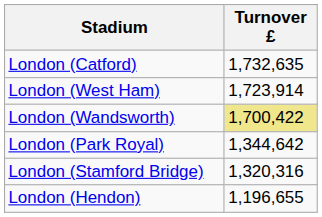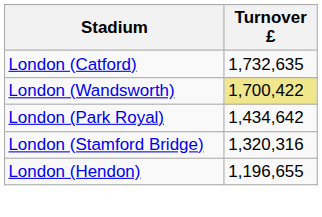- row: (84, 90)
(266, 144) 1,344,642 -> (266, 117) 1,434,642
